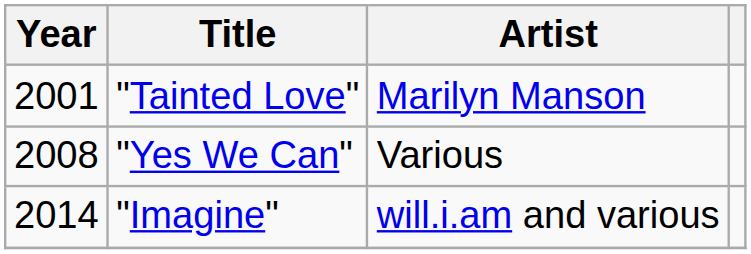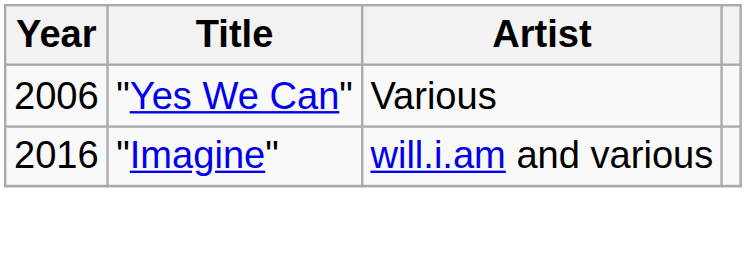- row: (238, 95)
(56, 155) 2008 -> (56, 95) 2006
(56, 215) 2014 -> (56, 155) 2016
